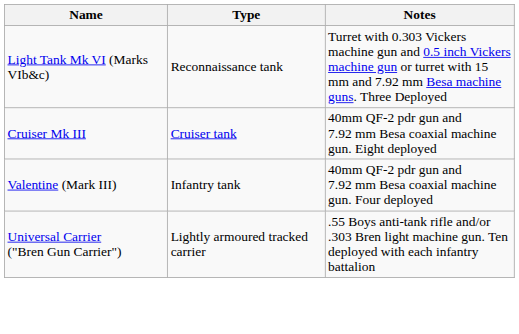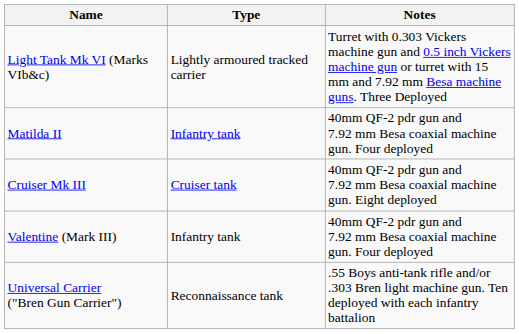(227, 66) Reconnaissance tank -> (239, 66) Lightly armoured tracked carrier
+ row: (35, 133)
(239, 244) Lightly armoured tracked carrier -> (227, 295) Reconnaissance tank
